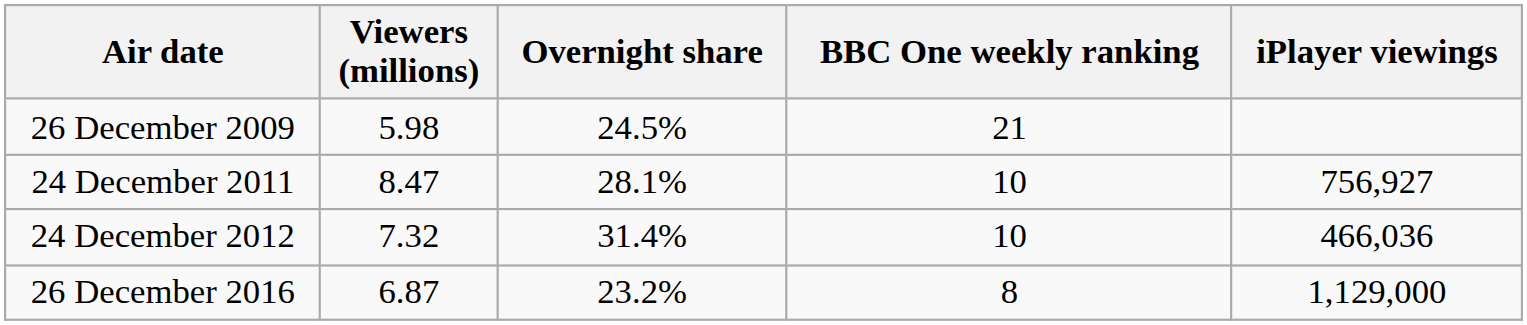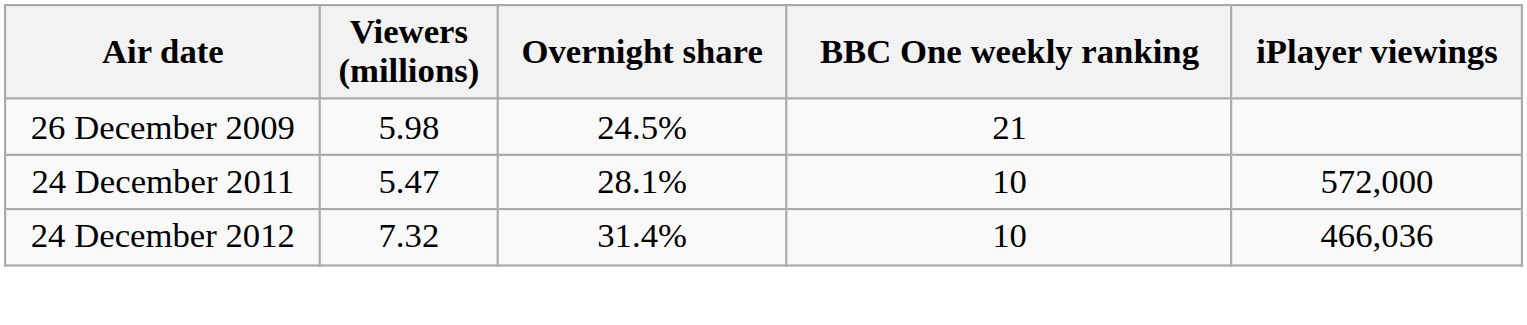(409, 181) 8.47 -> (409, 181) 5.47
(1377, 181) 756,927 -> (1377, 181) 572,000
- row: (163, 291)
